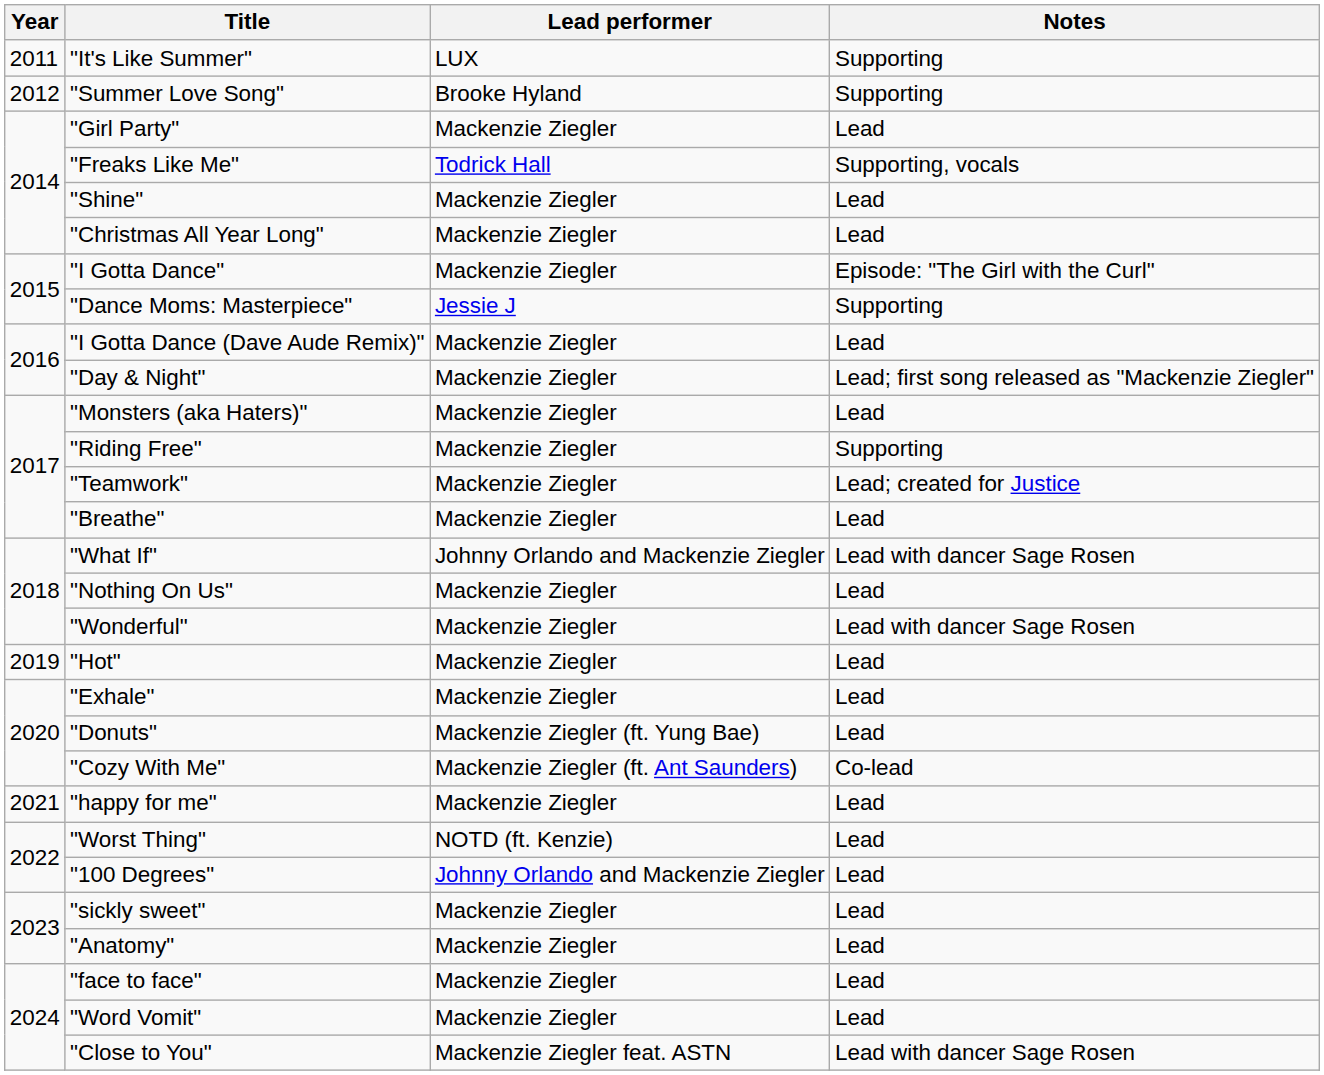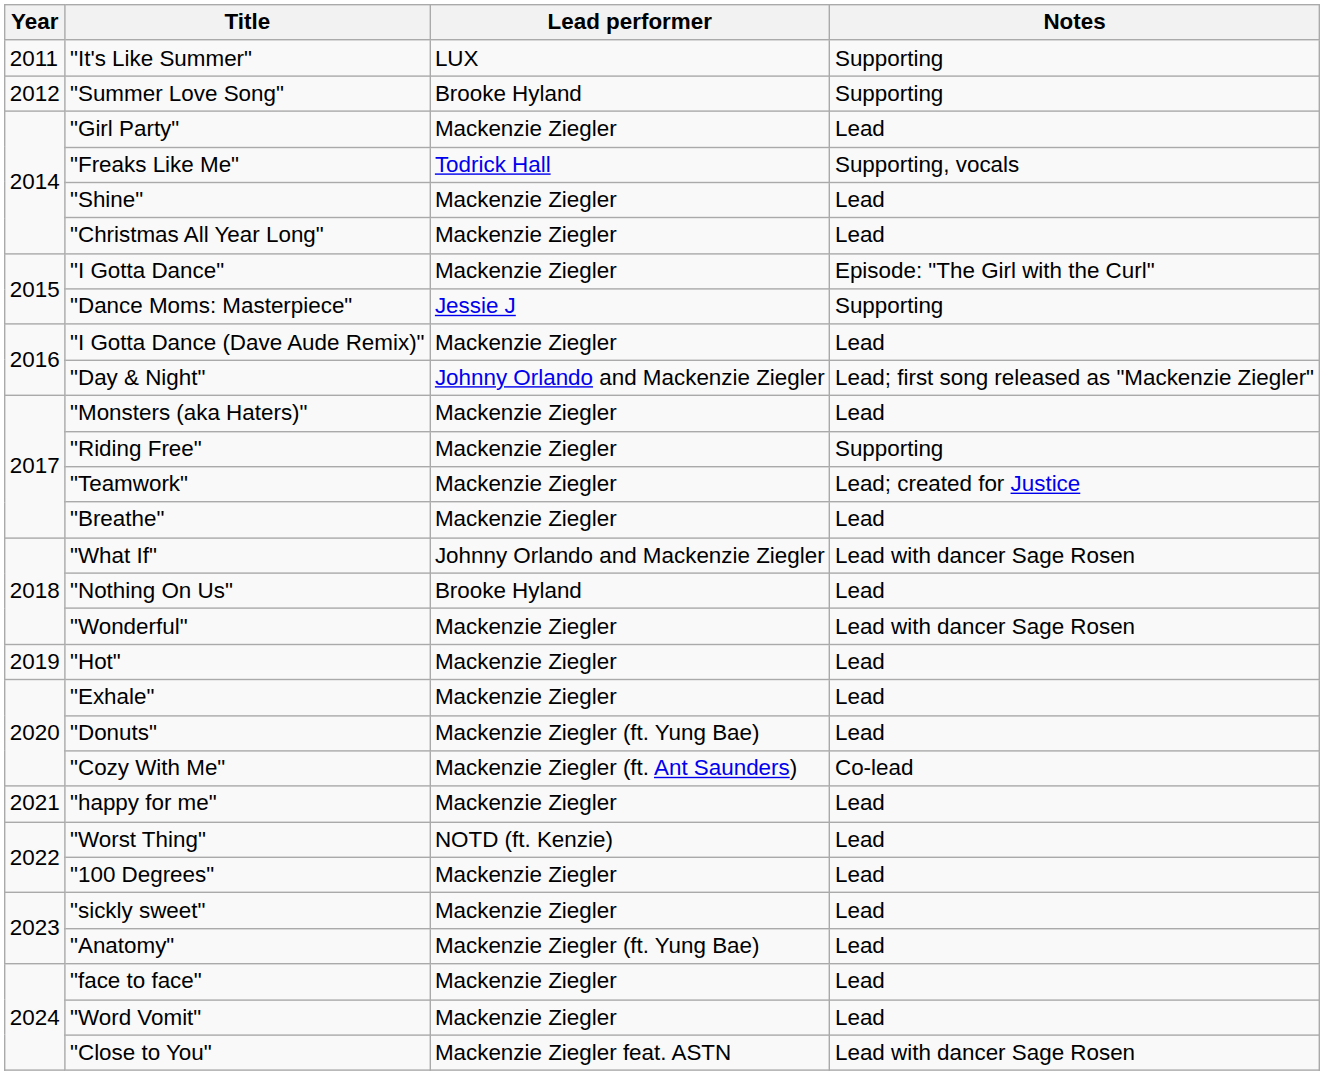(526, 377) Mackenzie Ziegler -> (630, 377) Johnny Orlando and Mackenzie Ziegler
(526, 590) Mackenzie Ziegler -> (508, 590) Brooke Hyland
(630, 874) Johnny Orlando and Mackenzie Ziegler -> (526, 874) Mackenzie Ziegler
(526, 945) Mackenzie Ziegler -> (597, 945) Mackenzie Ziegler (ft. Yung Bae)
